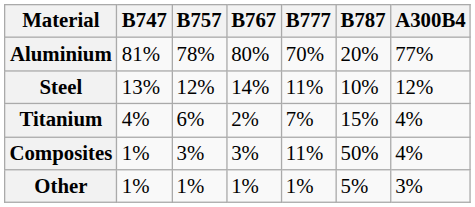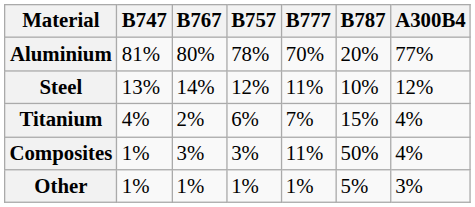columns swapped: (254, 20) <-> (199, 20)
